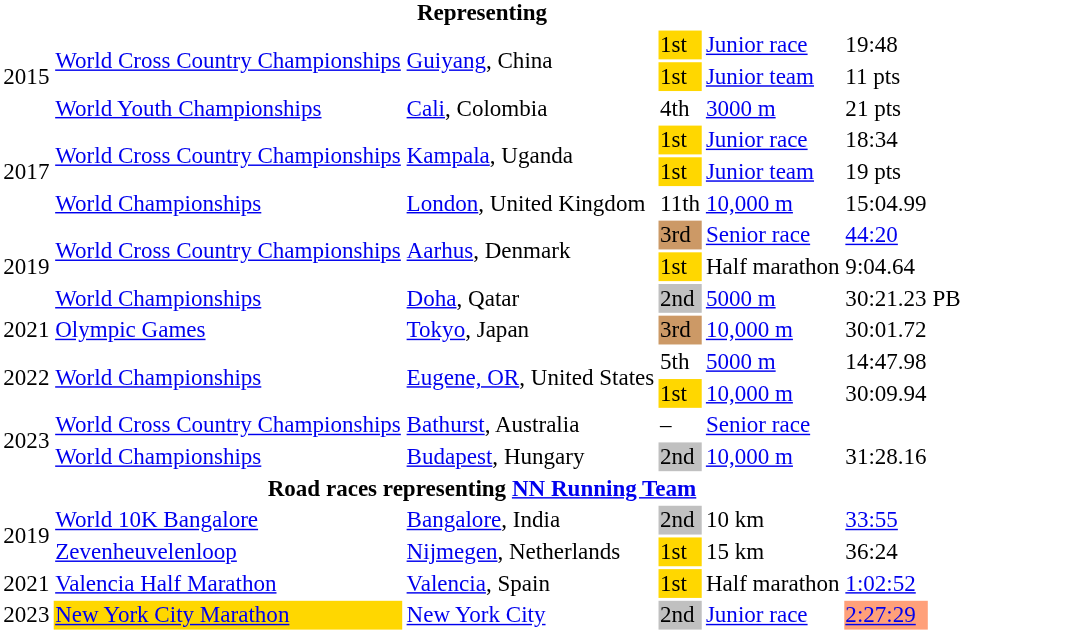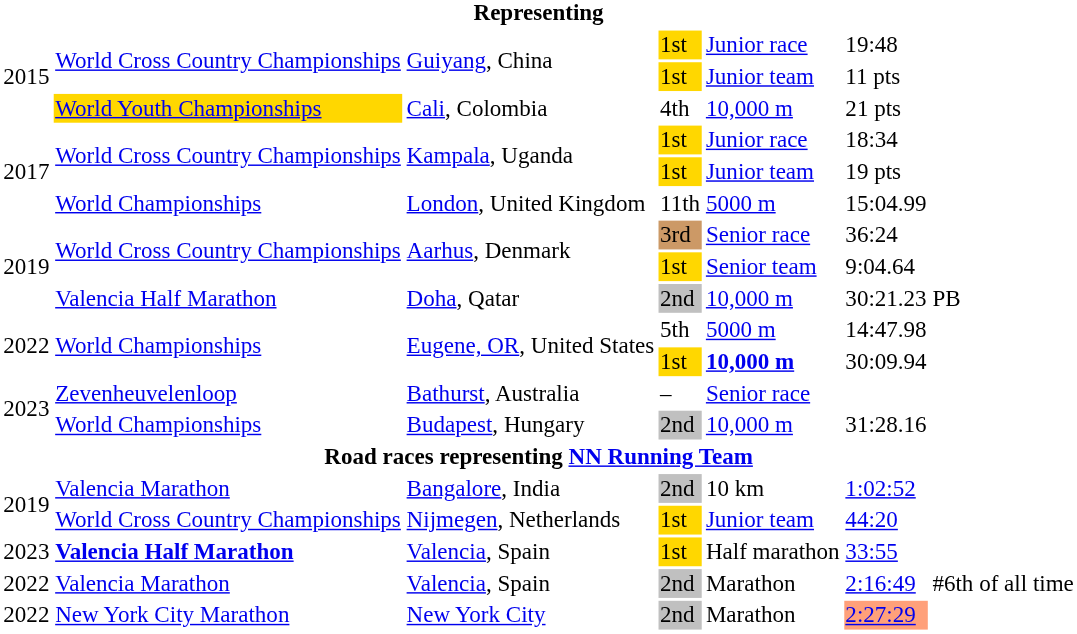(188, 108) no background -> (188, 108) gold background
(741, 108) 3000 m -> (749, 108) 10,000 m
(749, 203) 10,000 m -> (741, 203) 5000 m
(872, 234) 44:20 -> (872, 234) 36:24
(773, 266) Half marathon -> (761, 266) Senior team
(158, 298) World Championships -> (166, 298) Valencia Half Marathon
(741, 298) 5000 m -> (749, 298) 10,000 m
- row: (468, 329)
(749, 393) normal -> (750, 361) bold
(228, 424) World Cross Country Championships -> (146, 393) Zevenheuvelenloop
(157, 519) World 10K Bangalore -> (142, 488) Valencia Marathon
(872, 519) 33:55 -> (881, 488) 1:02:52
(146, 551) Zevenheuvelenloop -> (228, 519) World Cross Country Championships
(735, 551) 15 km -> (760, 519) Junior team
(872, 551) 36:24 -> (872, 519) 44:20
(26, 583) 2021 -> (26, 551) 2023
(166, 583) normal -> (174, 551) bold
(881, 583) 1:02:52 -> (872, 551) 33:55
+ row: (478, 583)
(26, 614) 2023 -> (26, 614) 2022
(172, 614) gold background -> (172, 614) no background
(757, 614) Junior race -> (751, 614) Marathon
